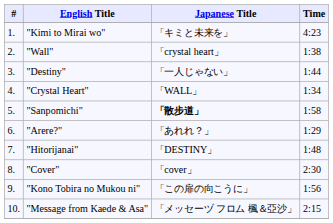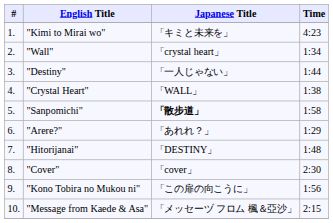(312, 52) 1:38 -> (312, 52) 1:34
(312, 91) 1:34 -> (312, 91) 1:38
